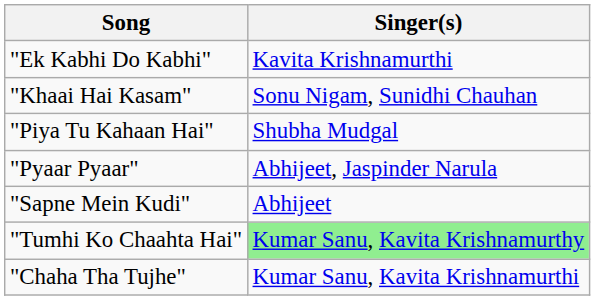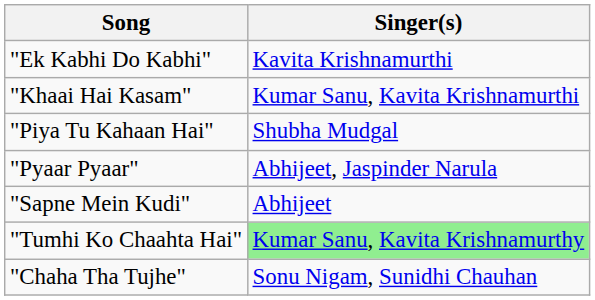(395, 95) Sonu Nigam, Sunidhi Chauhan -> (416, 95) Kumar Sanu, Kavita Krishnamurthi
(416, 276) Kumar Sanu, Kavita Krishnamurthi -> (395, 276) Sonu Nigam, Sunidhi Chauhan
